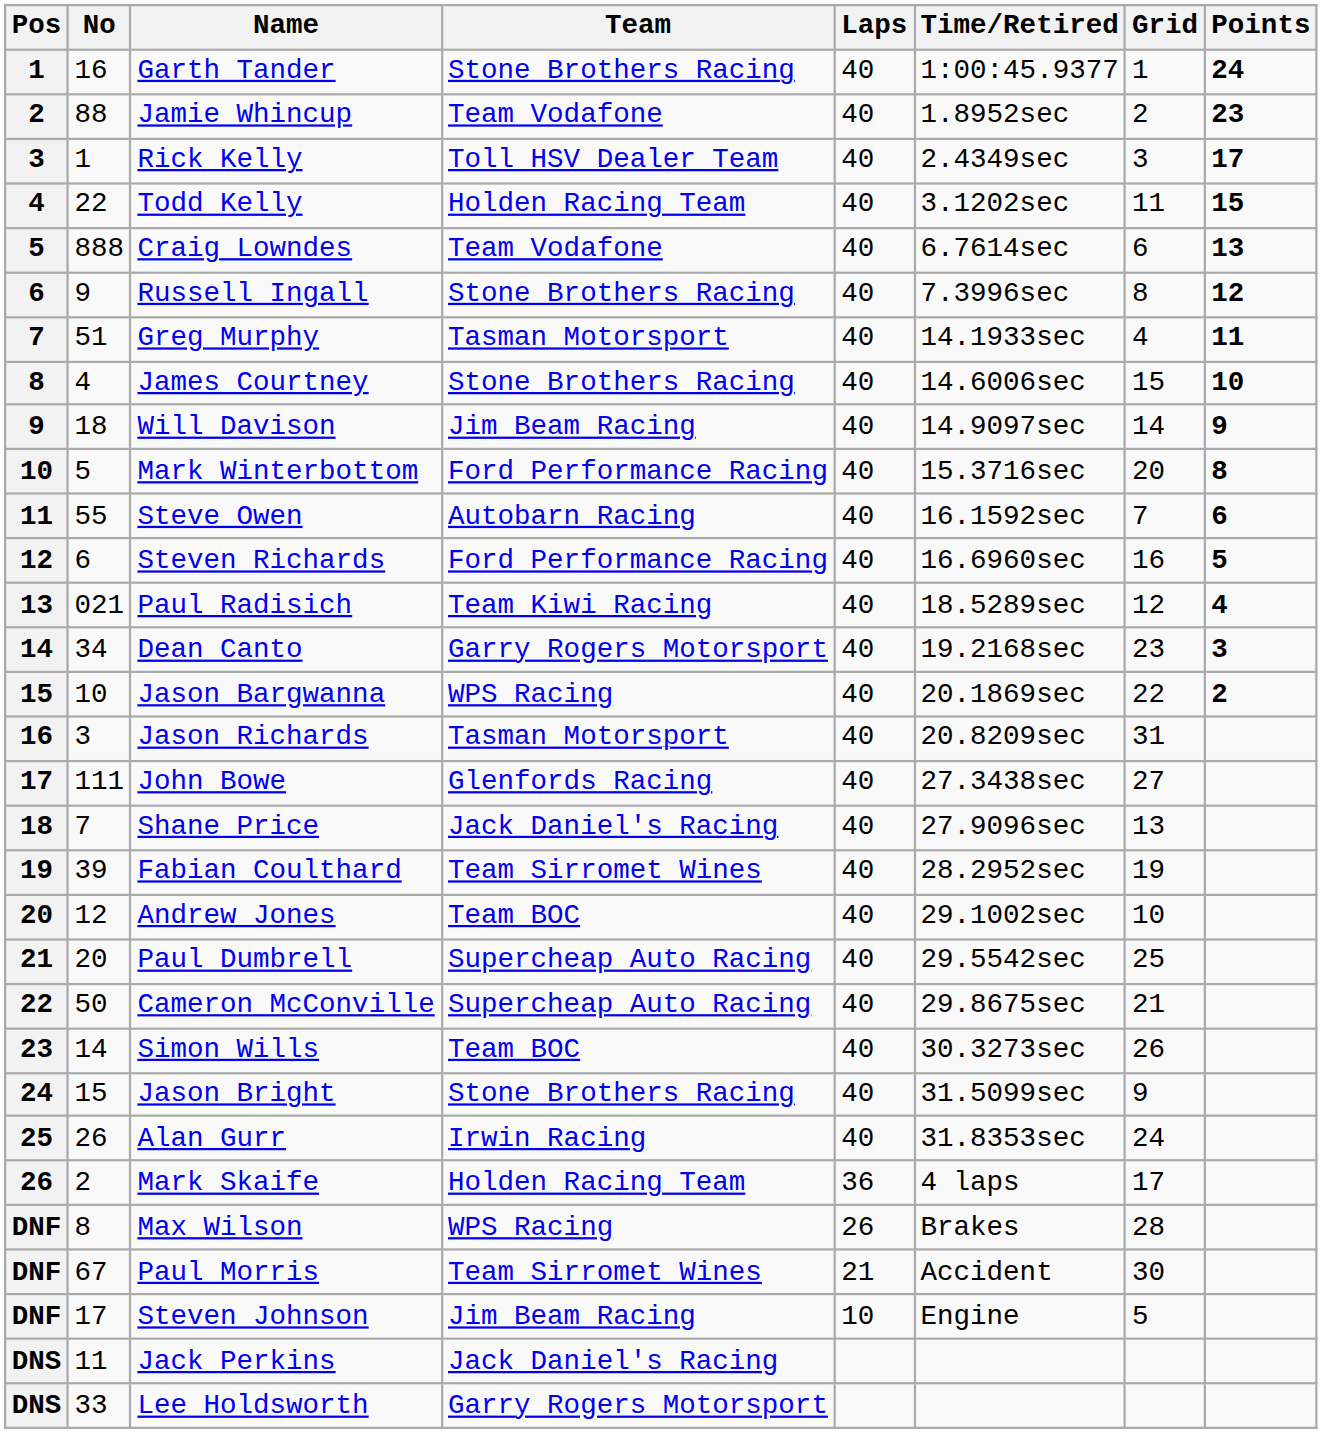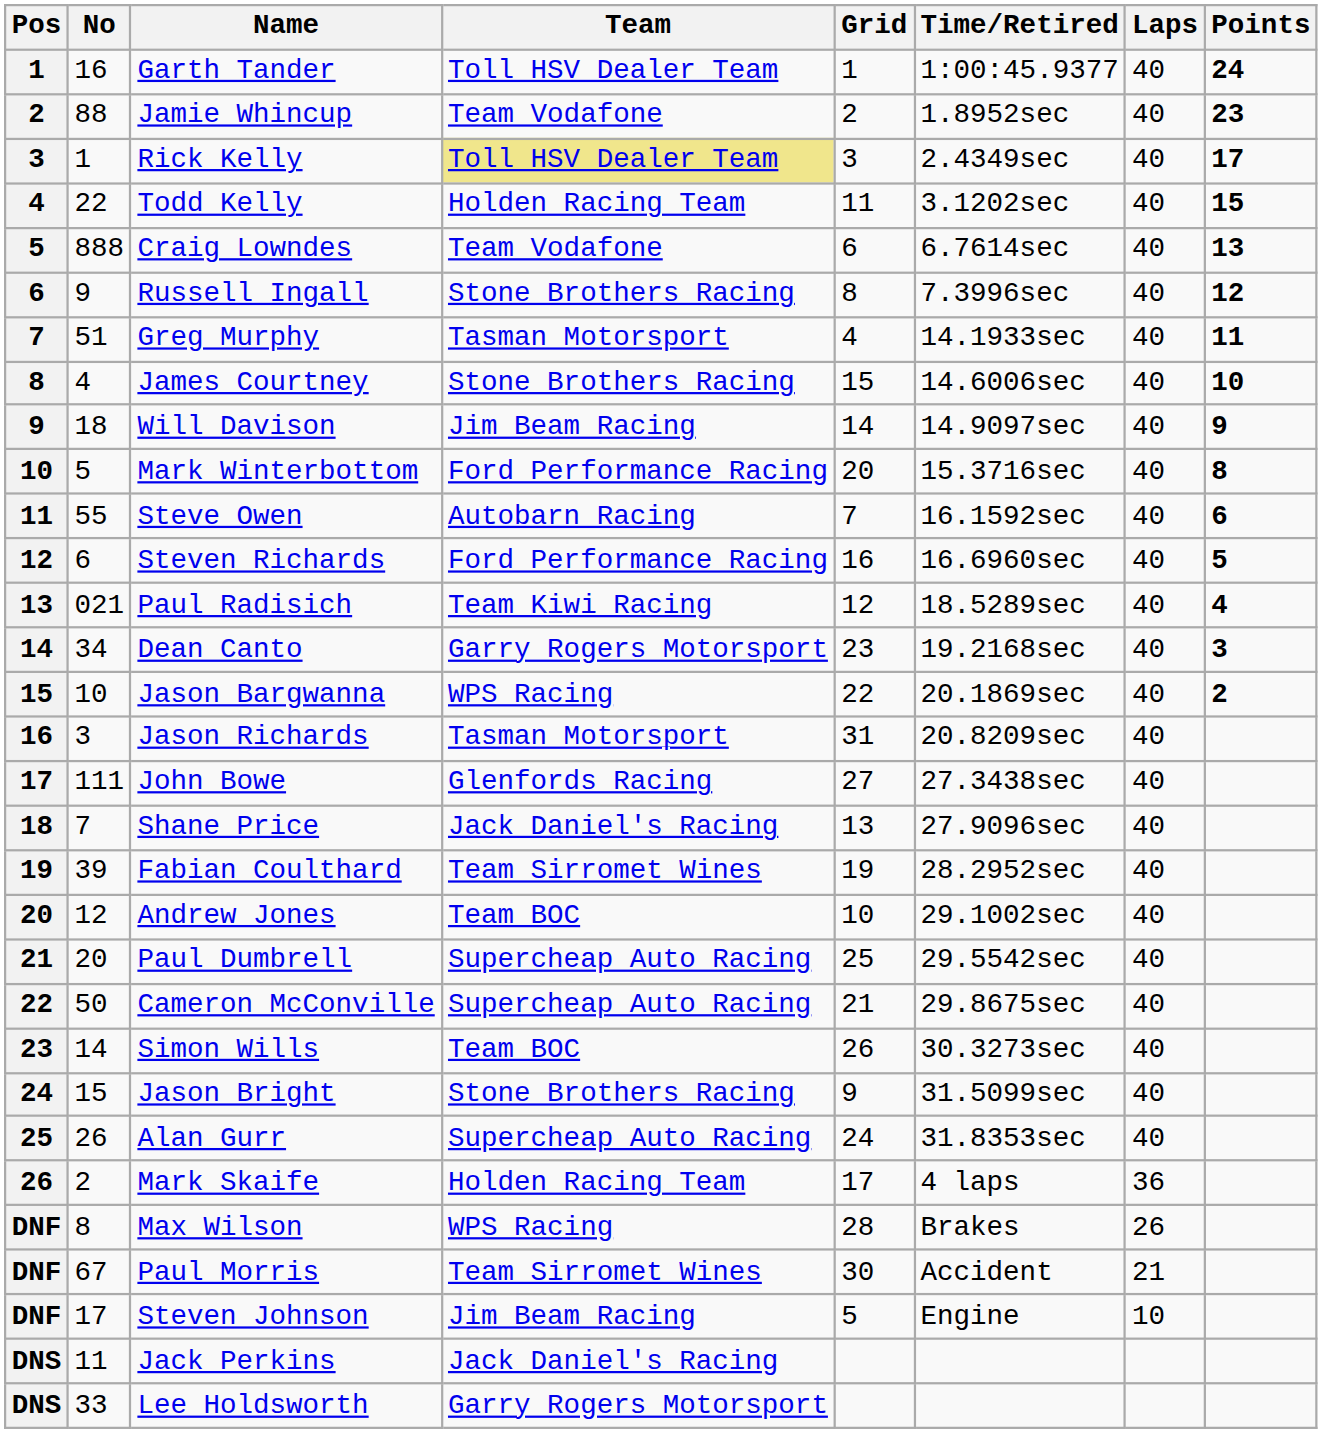columns swapped: (874, 28) <-> (1165, 28)
(621, 72) Stone Brothers Racing -> (613, 72) Toll HSV Dealer Team
(613, 161) no background -> (613, 161) khaki background
(547, 1139) Irwin Racing -> (630, 1139) Supercheap Auto Racing
